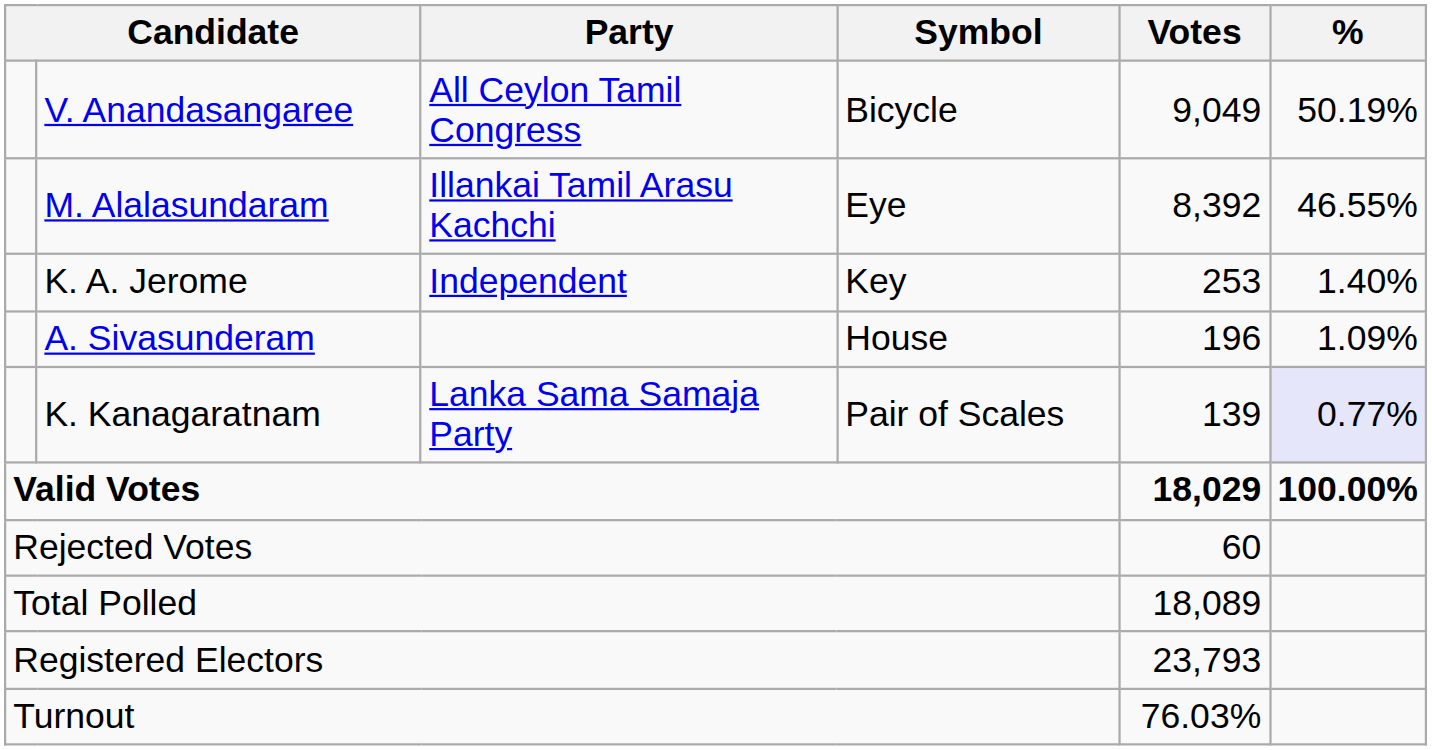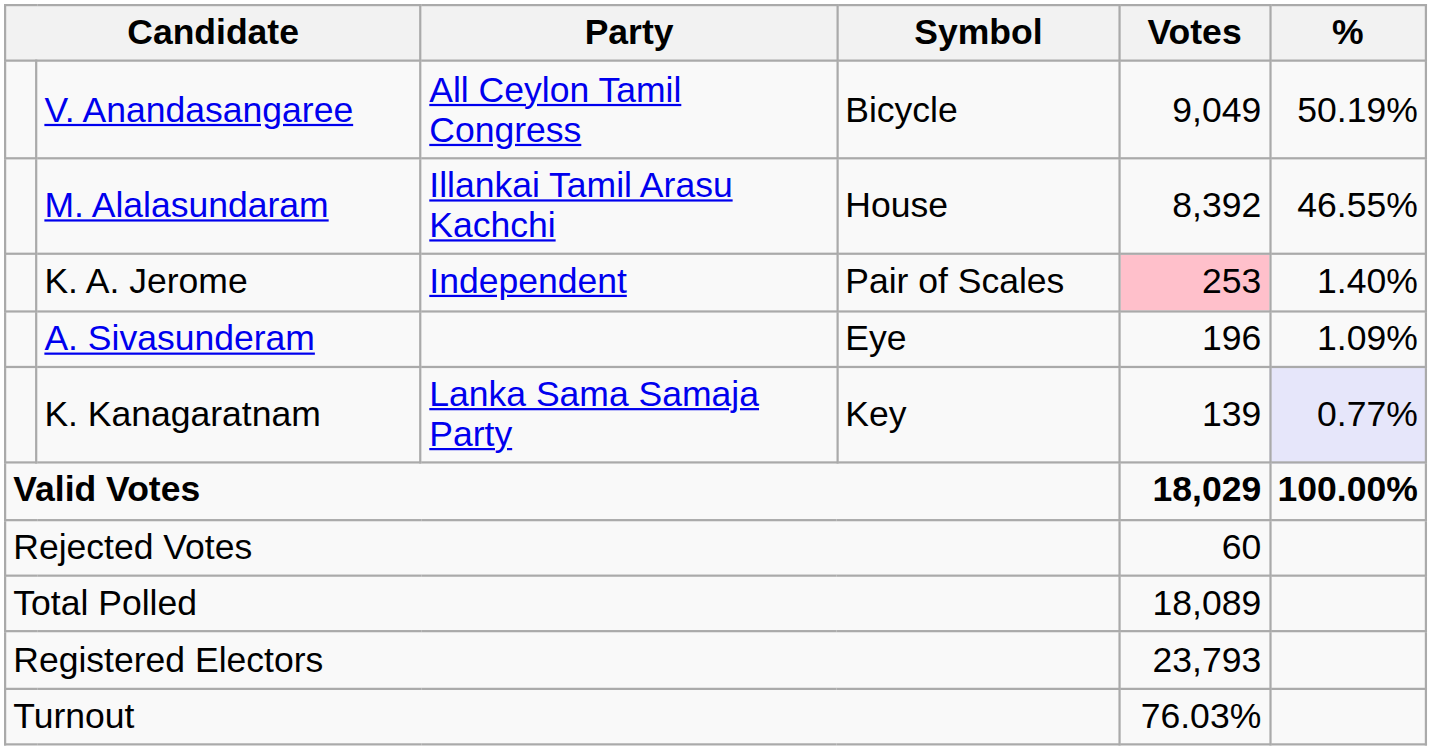(876, 205) Eye -> (897, 205) House
(876, 281) Key -> (955, 281) Pair of Scales
(1232, 281) no background -> (1232, 281) pink background
(897, 337) House -> (876, 337) Eye
(955, 414) Pair of Scales -> (876, 414) Key
